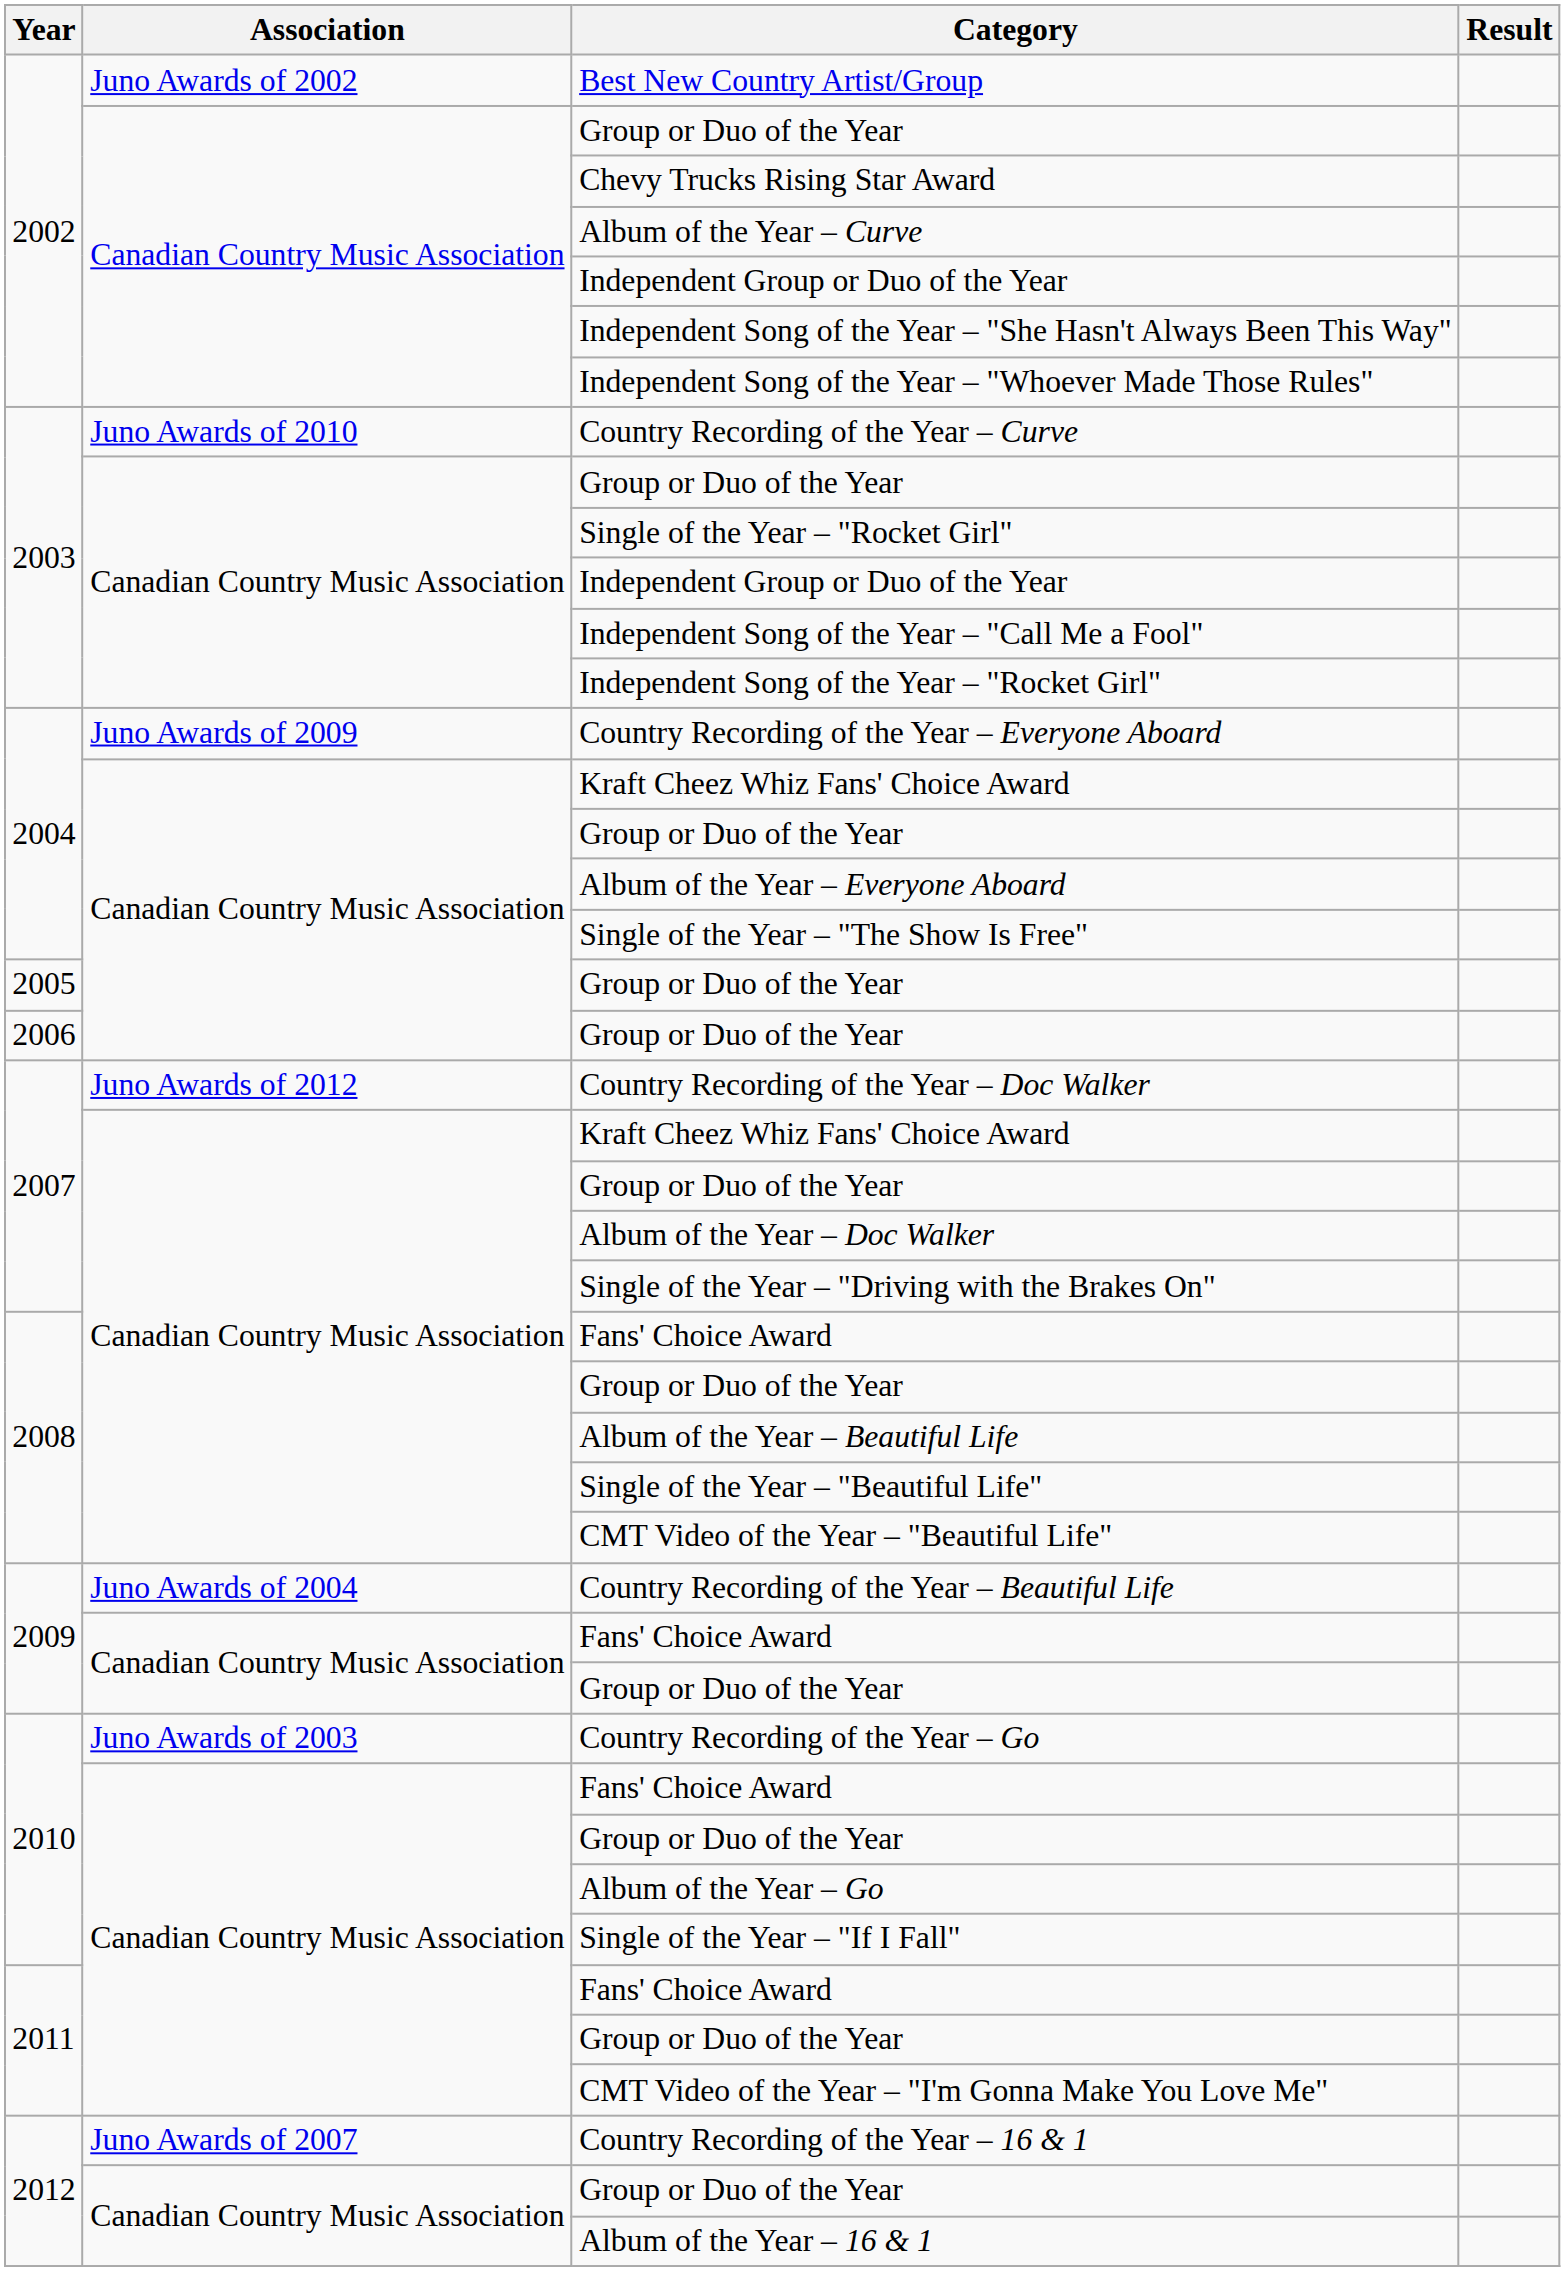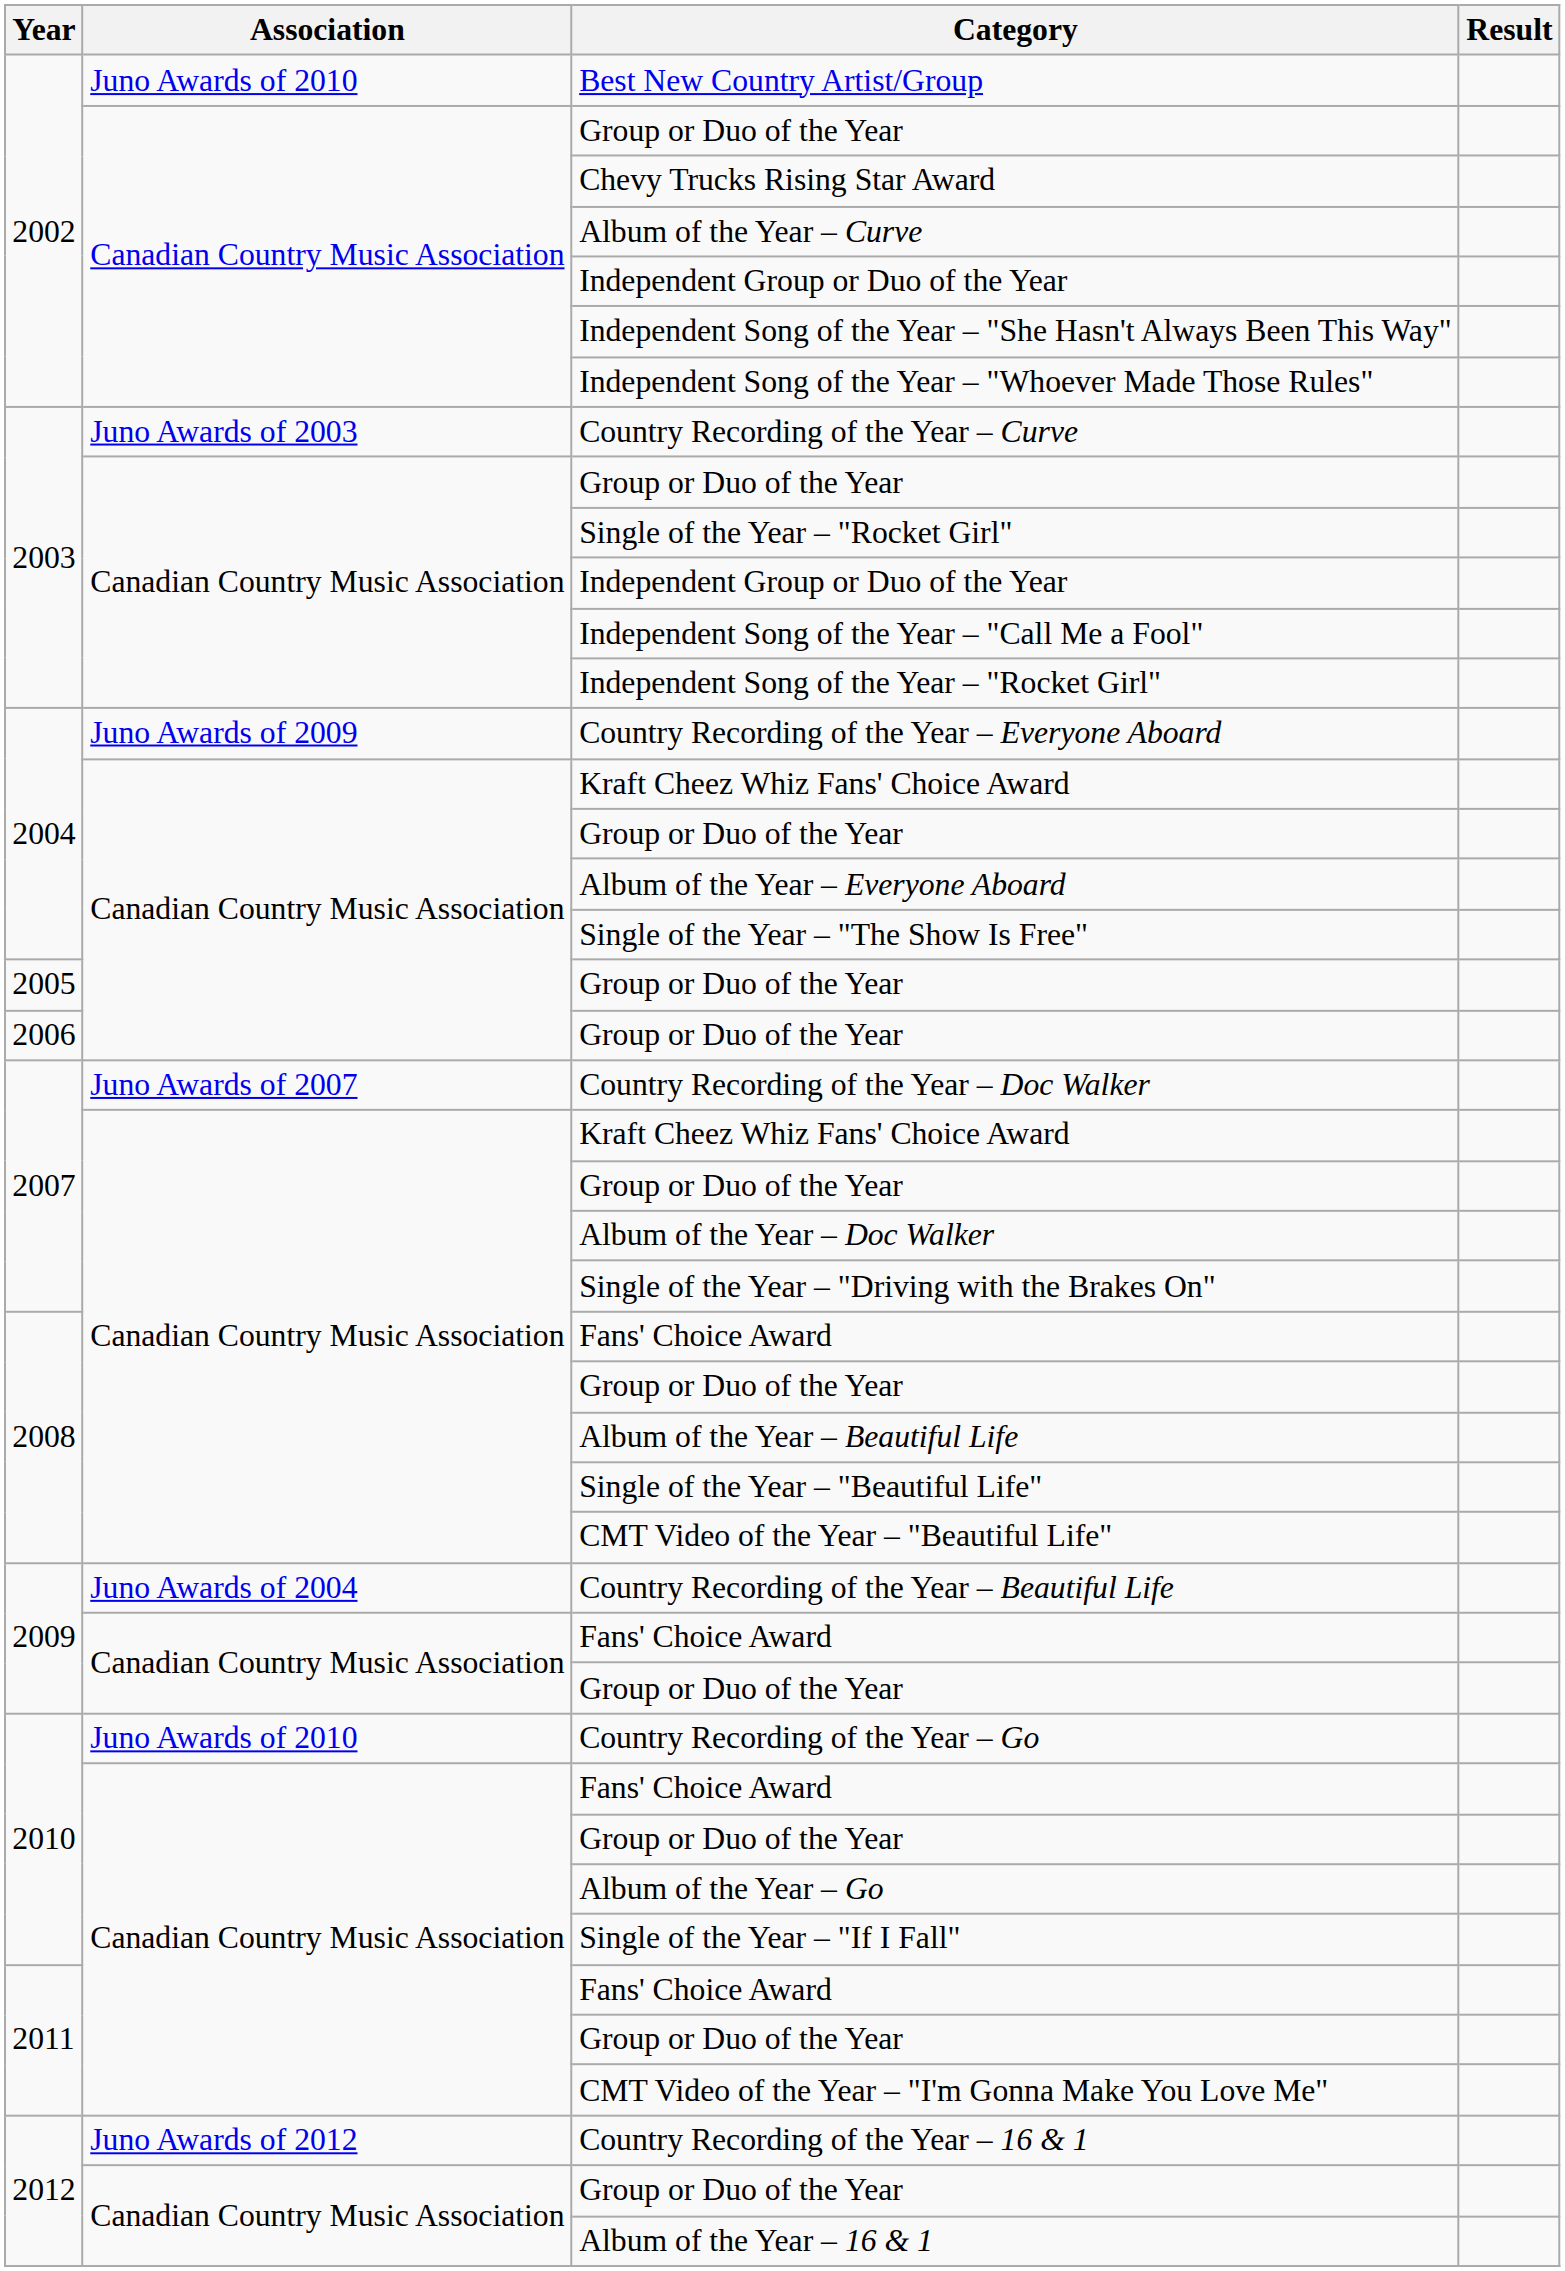(224, 79) Juno Awards of 2002 -> (224, 79) Juno Awards of 2010
(224, 431) Juno Awards of 2010 -> (224, 431) Juno Awards of 2003
(224, 1084) Juno Awards of 2012 -> (224, 1084) Juno Awards of 2007
(224, 1737) Juno Awards of 2003 -> (224, 1737) Juno Awards of 2010
(224, 2139) Juno Awards of 2007 -> (224, 2139) Juno Awards of 2012
